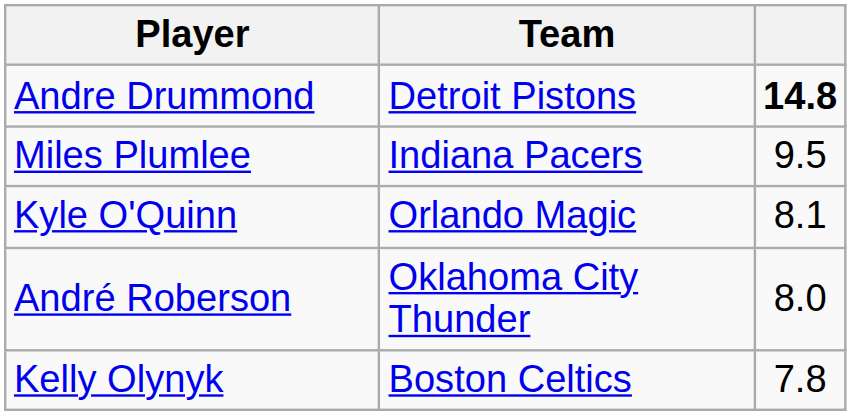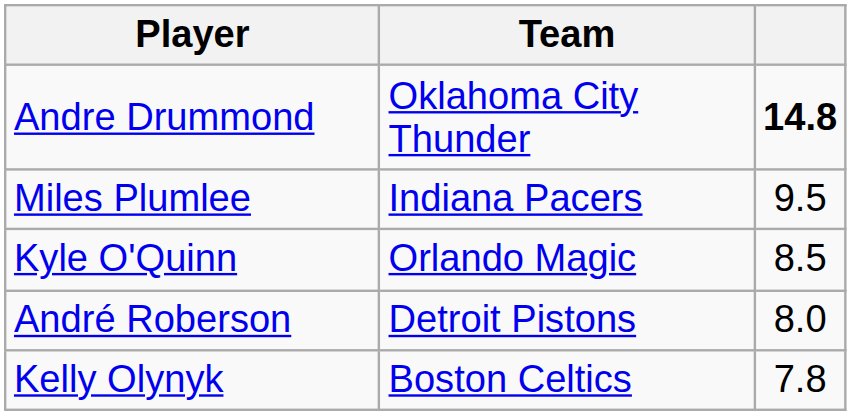(512, 95) Detroit Pistons -> (513, 116) Oklahoma City Thunder
(800, 215) 8.1 -> (800, 258) 8.5
(513, 297) Oklahoma City Thunder -> (512, 319) Detroit Pistons
